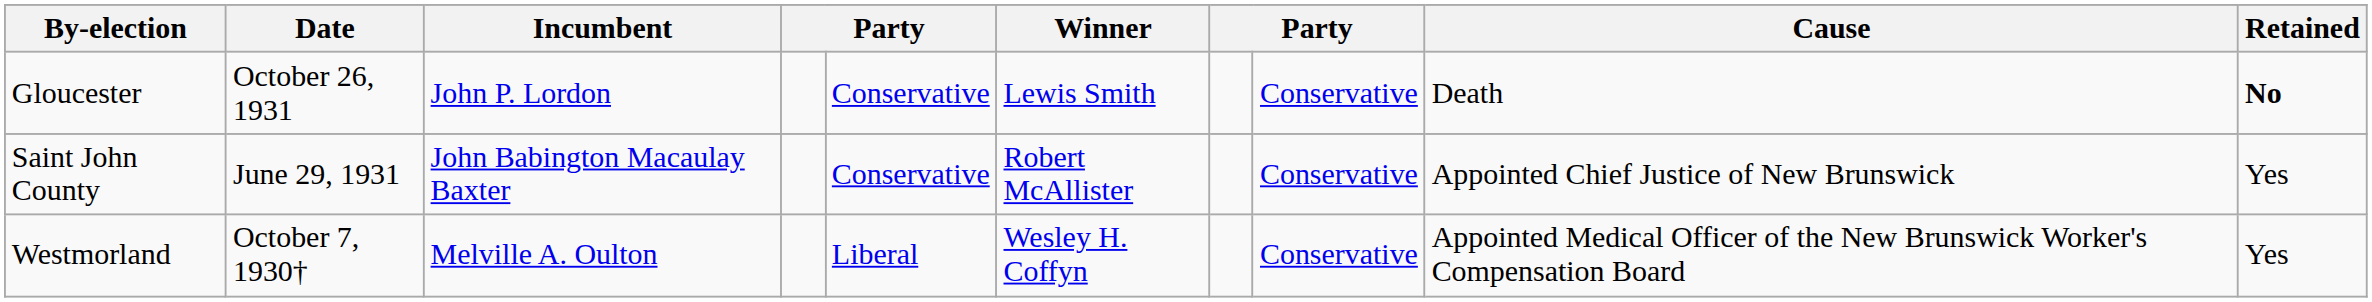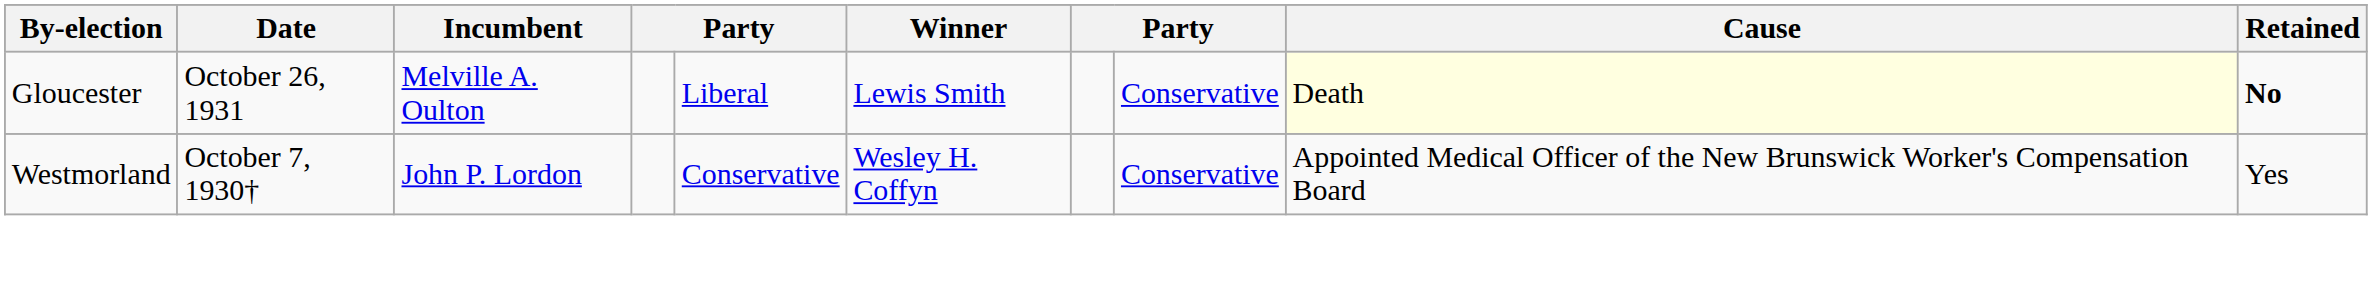(521, 92) John P. Lordon -> (470, 92) Melville A. Oulton
(911, 92) Conservative -> (725, 92) Liberal
(1467, 92) no background -> (1328, 92) lightyellow background
- row: (75, 173)
(544, 254) Melville A. Oulton -> (492, 173) John P. Lordon
(875, 254) Liberal -> (761, 173) Conservative
